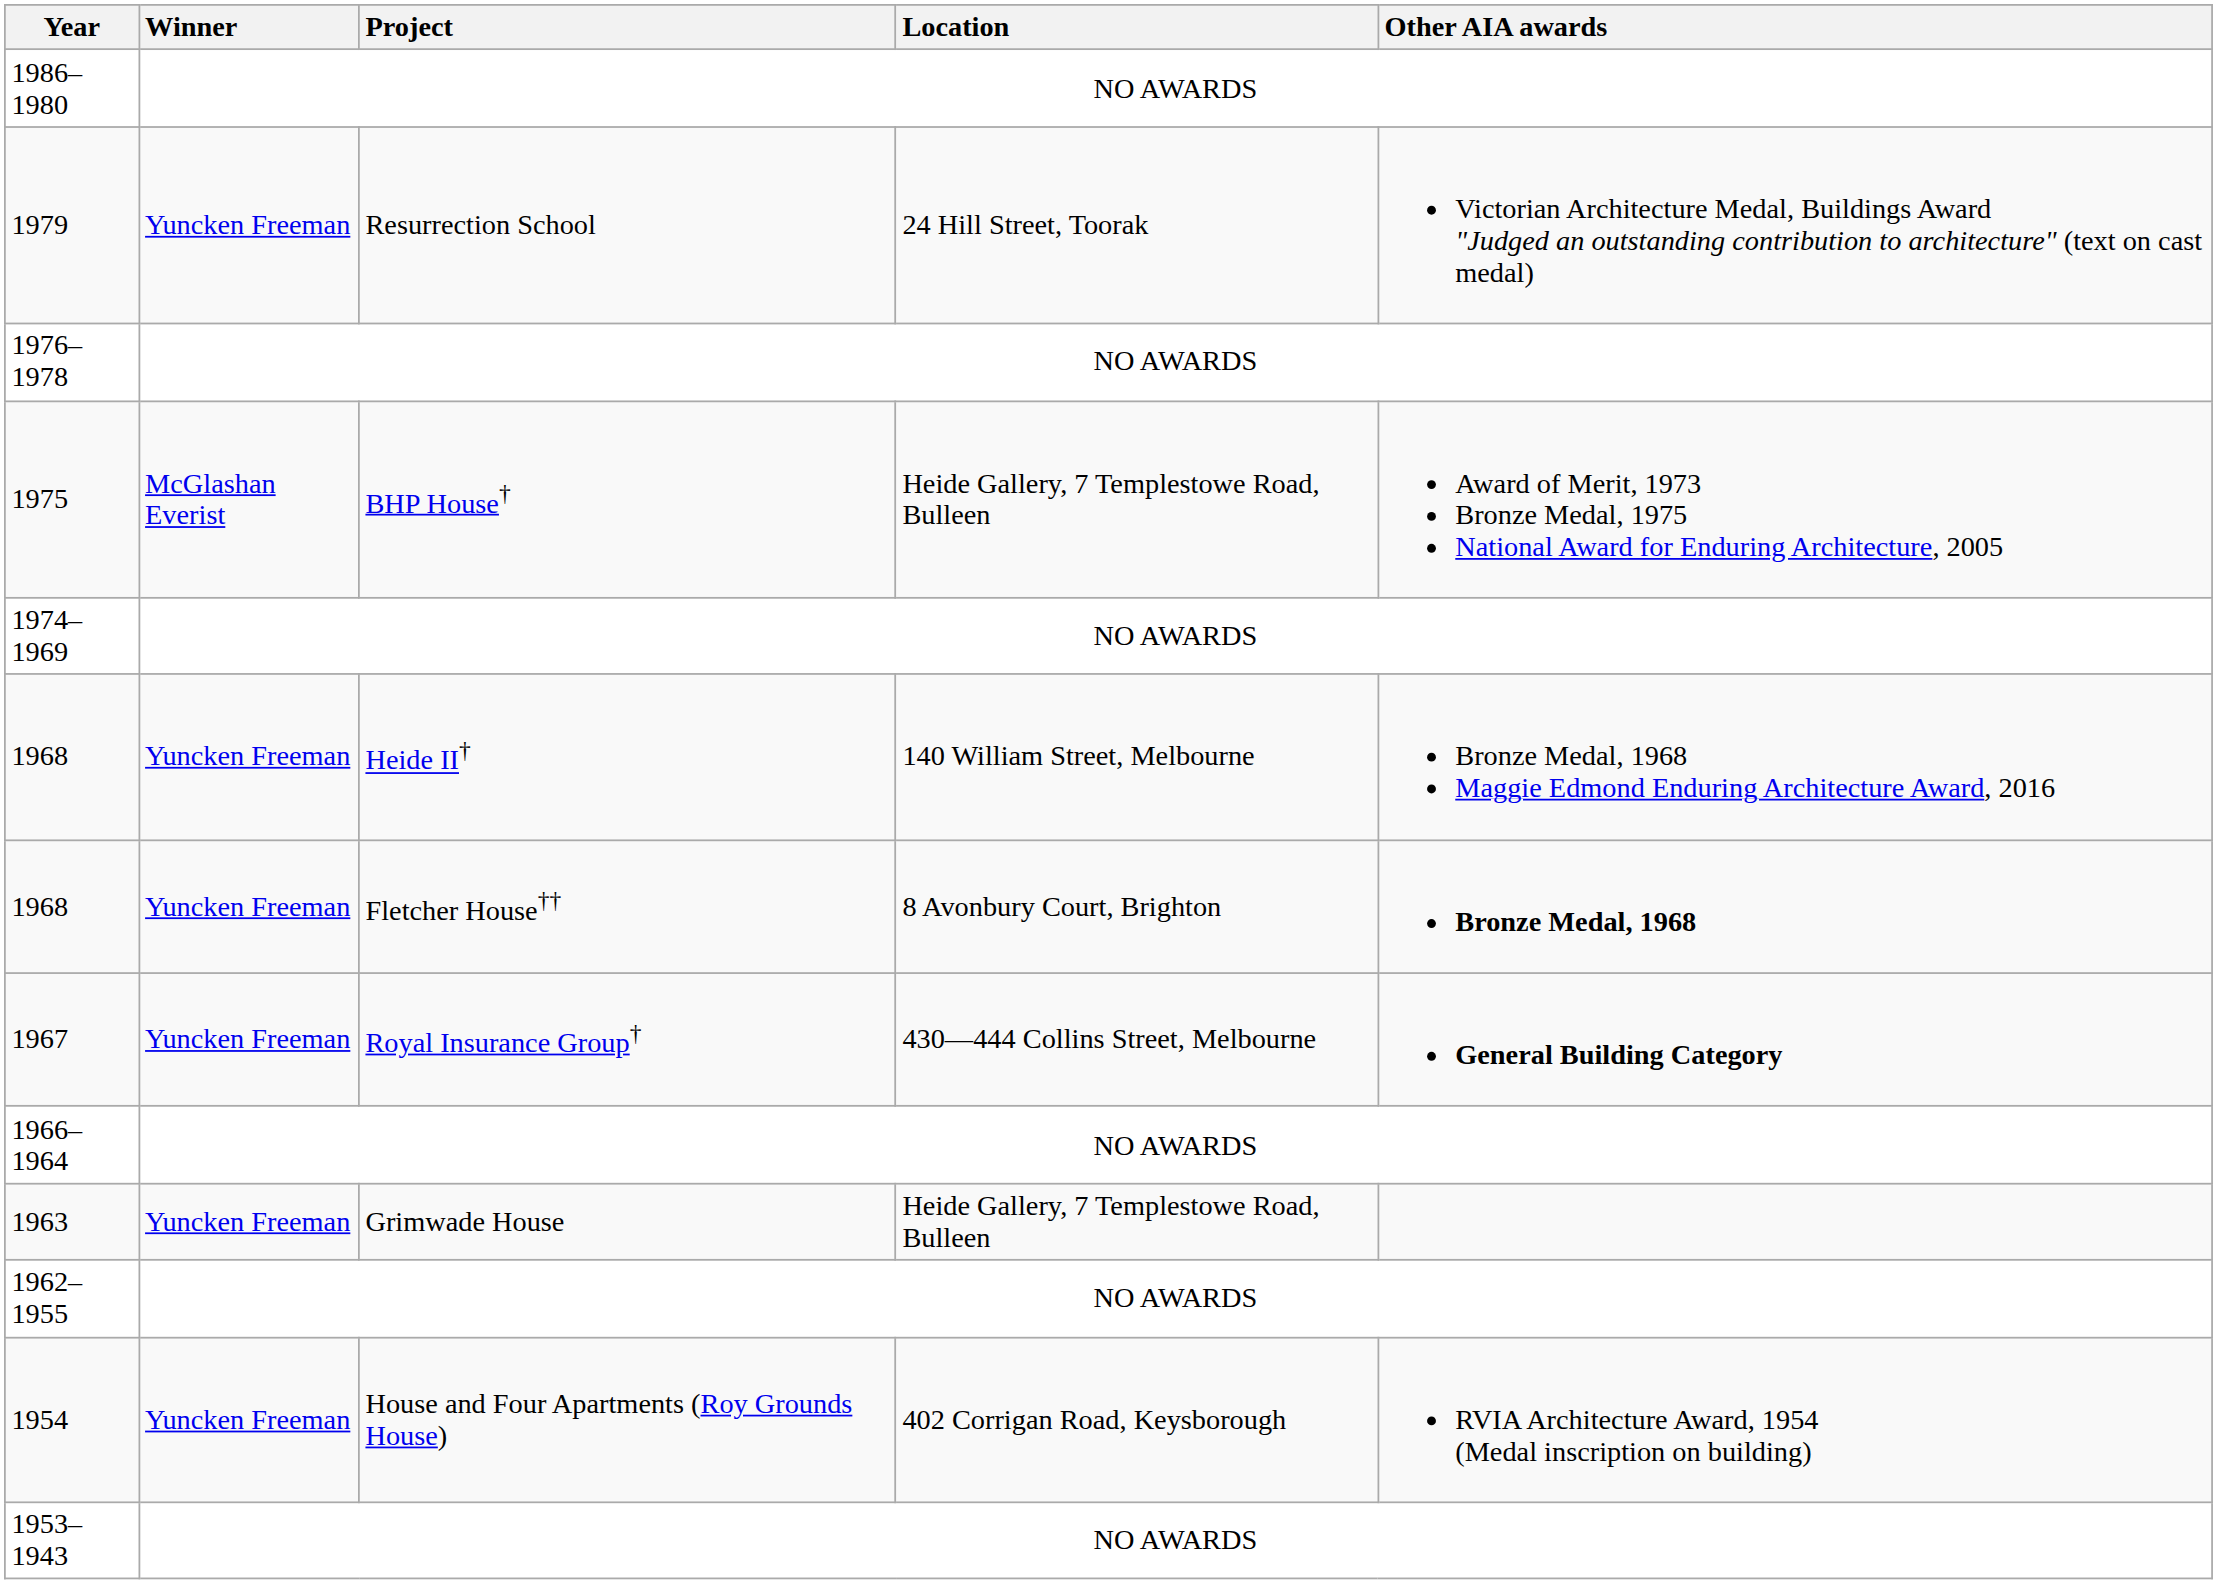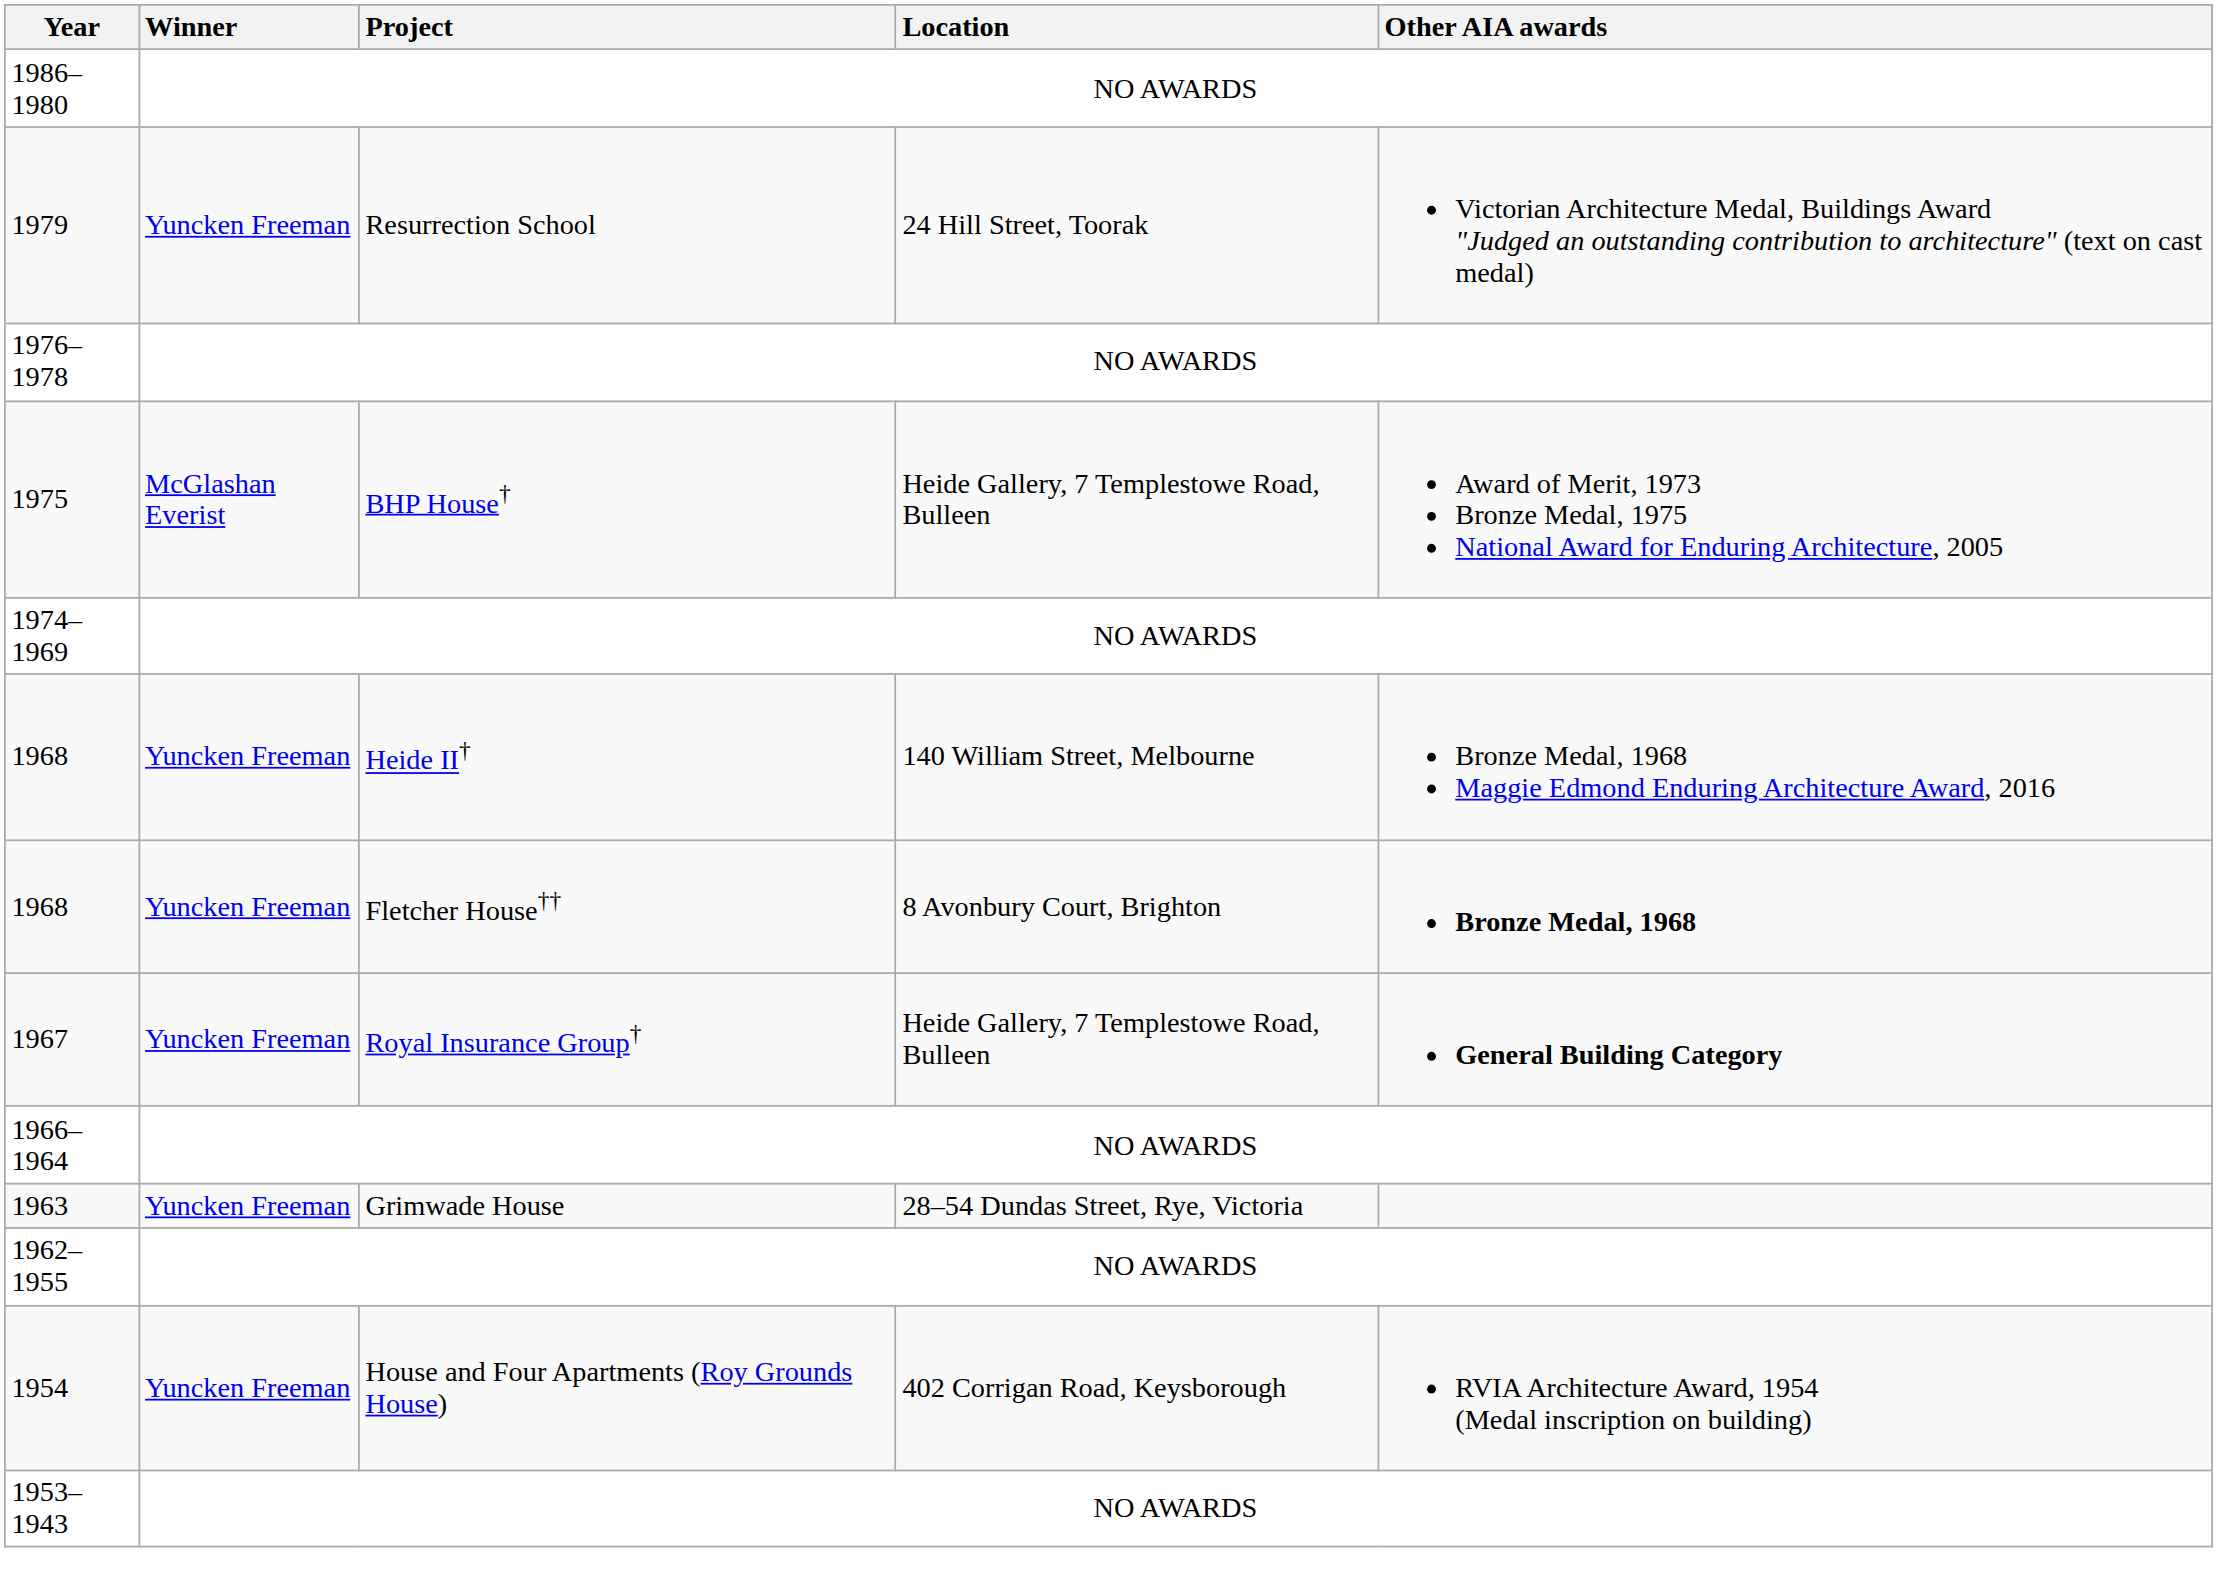(1109, 1039) 430—444 Collins Street, Melbourne -> (1111, 1039) Heide Gallery, 7 Templestowe Road, Bulleen
(1111, 1221) Heide Gallery, 7 Templestowe Road, Bulleen -> (1103, 1205) 28–54 Dundas Street, Rye, Victoria
